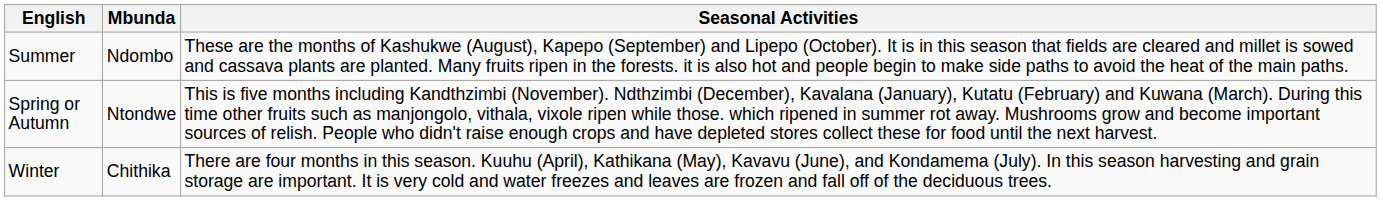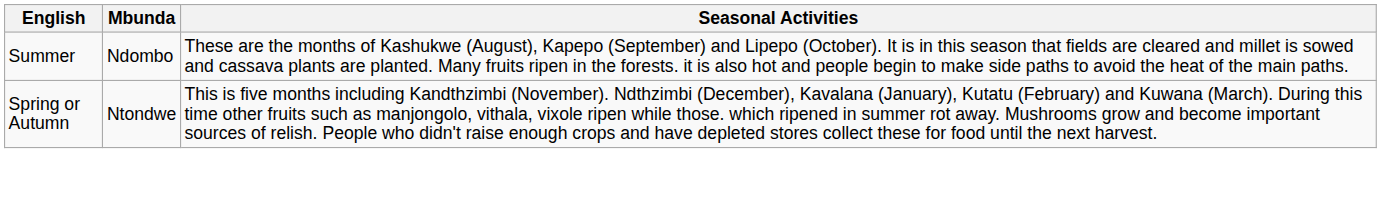- row: (34, 171)
